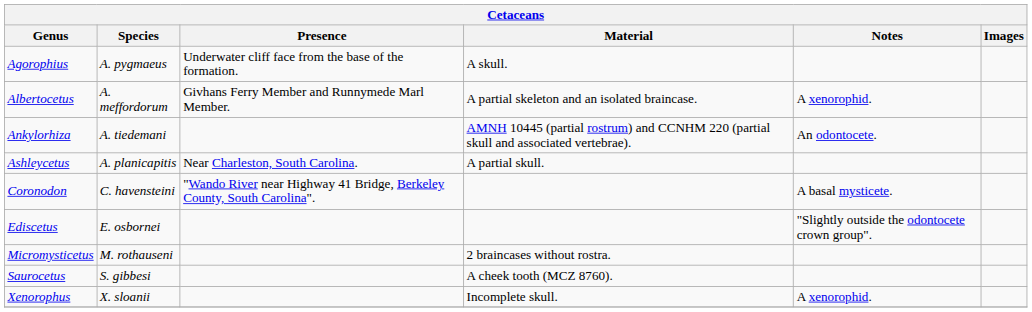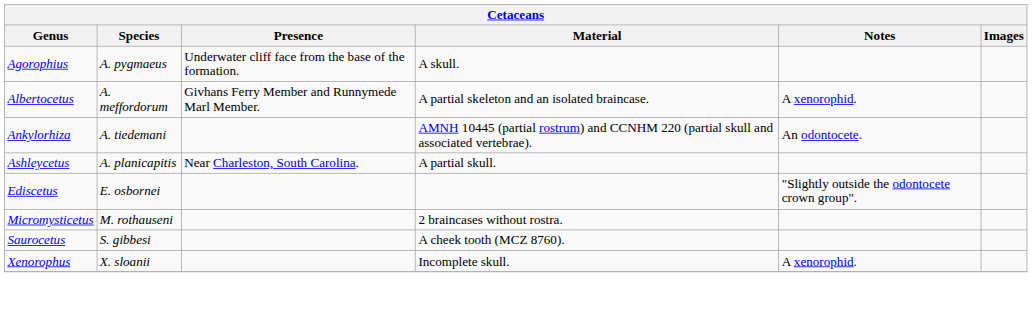- row: (37, 191)
